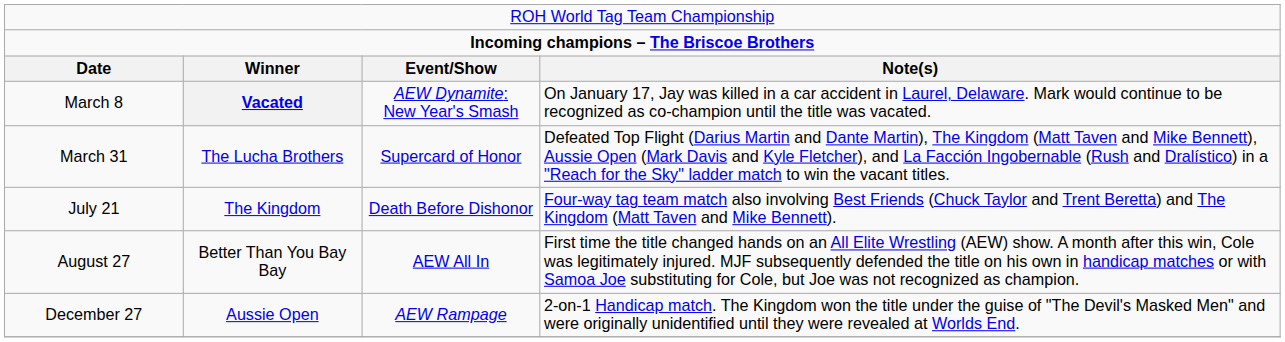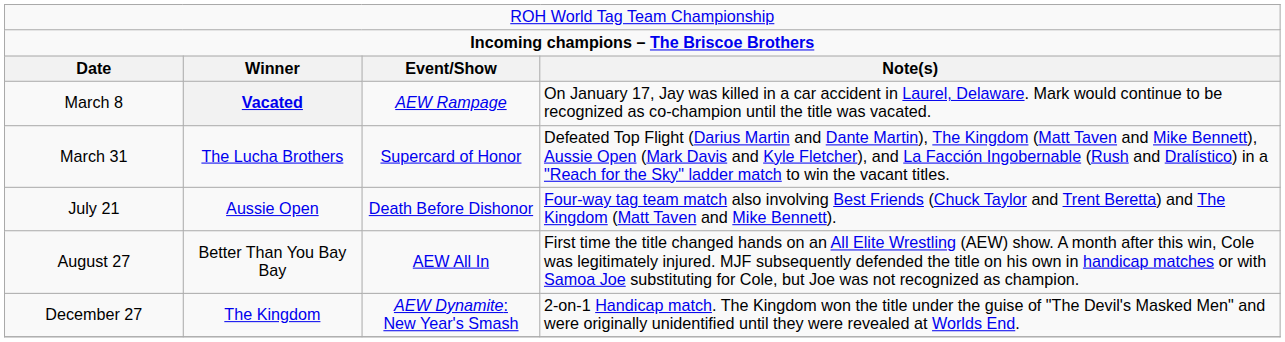(451, 103) AEW Dynamite: New Year's Smash -> (451, 103) AEW Rampage
(272, 209) The Kingdom -> (272, 209) Aussie Open
(272, 314) Aussie Open -> (272, 314) The Kingdom
(451, 314) AEW Rampage -> (451, 314) AEW Dynamite: New Year's Smash
